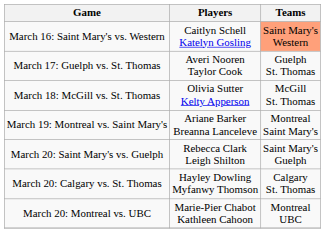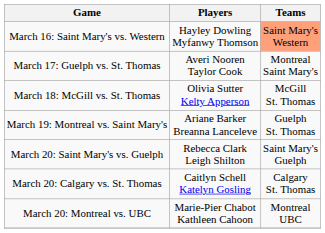(215, 36) Caitlyn Schell Katelyn Gosling -> (215, 36) Hayley Dowling Myfanwy Thomson
(291, 65) Guelph St. Thomas -> (291, 65) Montreal Saint Mary's
(291, 124) Montreal Saint Mary's -> (291, 124) Guelph St. Thomas
(215, 183) Hayley Dowling Myfanwy Thomson -> (215, 183) Caitlyn Schell Katelyn Gosling
